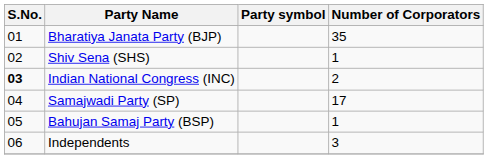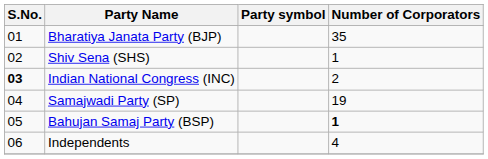(339, 100) 17 -> (339, 100) 19
(335, 121) normal -> (335, 121) bold
(335, 143) 3 -> (335, 143) 4
